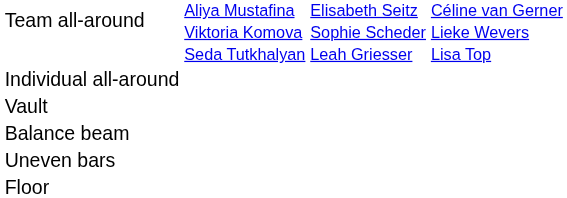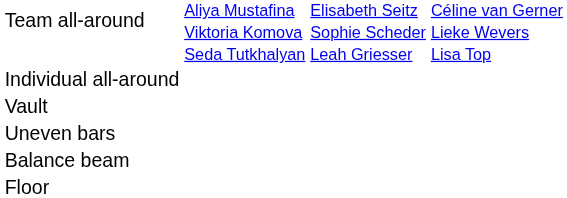rows swapped: (60, 160) <-> (67, 133)
